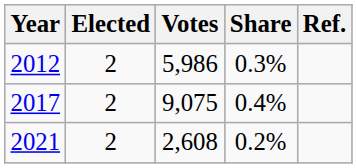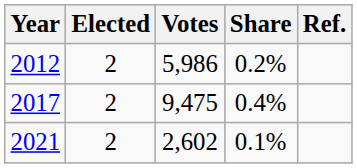(261, 63) 0.3% -> (261, 63) 0.2%
(190, 102) 9,075 -> (190, 102) 9,475
(190, 142) 2,608 -> (190, 142) 2,602
(261, 142) 0.2% -> (261, 142) 0.1%
